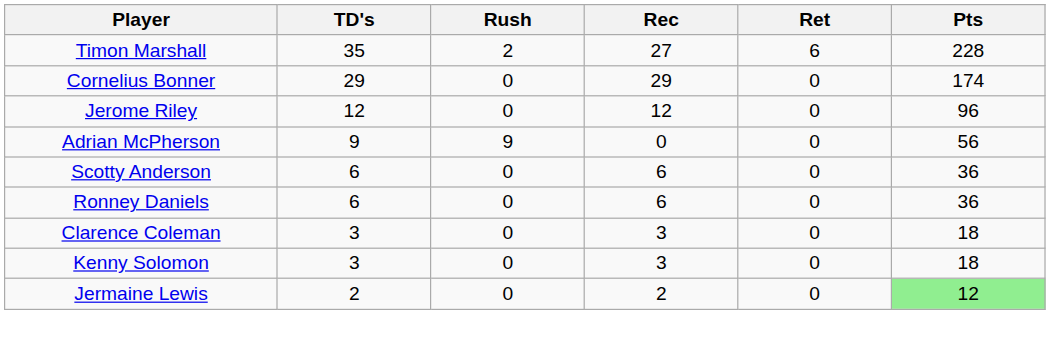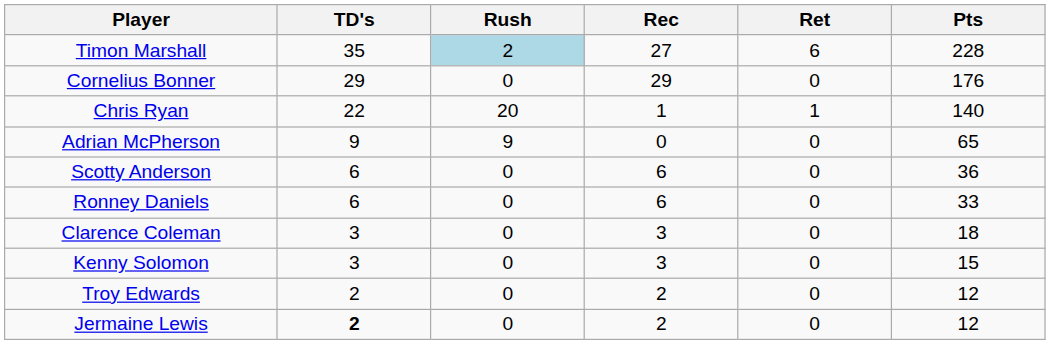(508, 50) no background -> (508, 50) lightblue background
(968, 80) 174 -> (968, 80) 176
+ row: (141, 111)
- row: (141, 111)
(968, 141) 56 -> (968, 141) 65
(968, 202) 36 -> (968, 202) 33
(968, 263) 18 -> (968, 263) 15
+ row: (141, 293)
(354, 293) normal -> (354, 324) bold
(968, 293) lightgreen background -> (968, 324) no background
